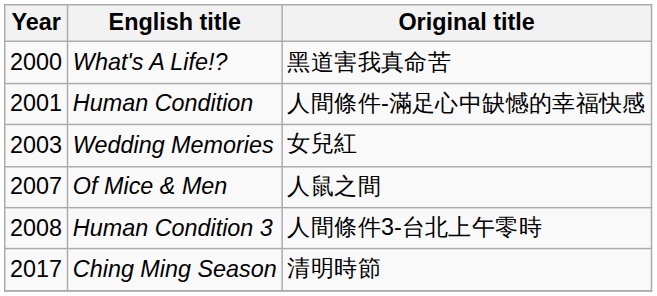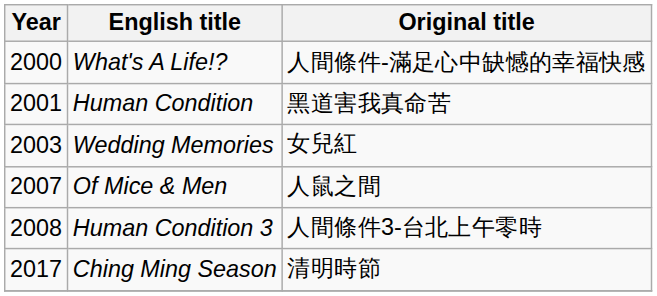(369, 61) 黑道害我真命苦 -> (467, 61) 人間條件-滿足心中缺憾的幸福快感
(467, 102) 人間條件-滿足心中缺憾的幸福快感 -> (369, 102) 黑道害我真命苦
